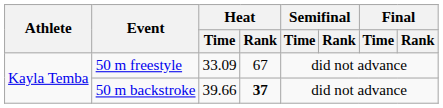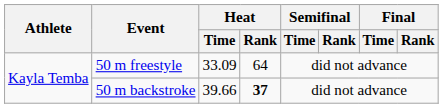(260, 65) 67 -> (260, 65) 64
